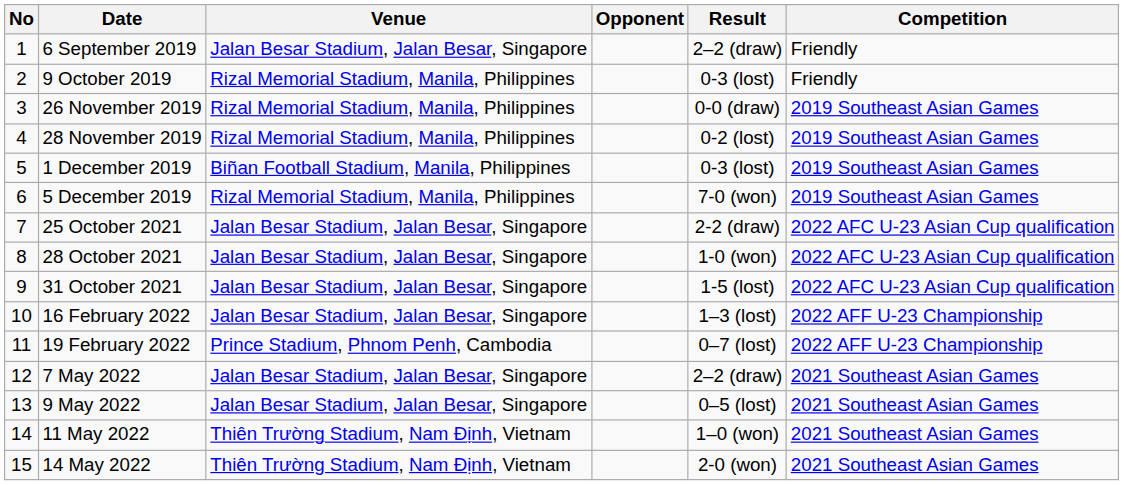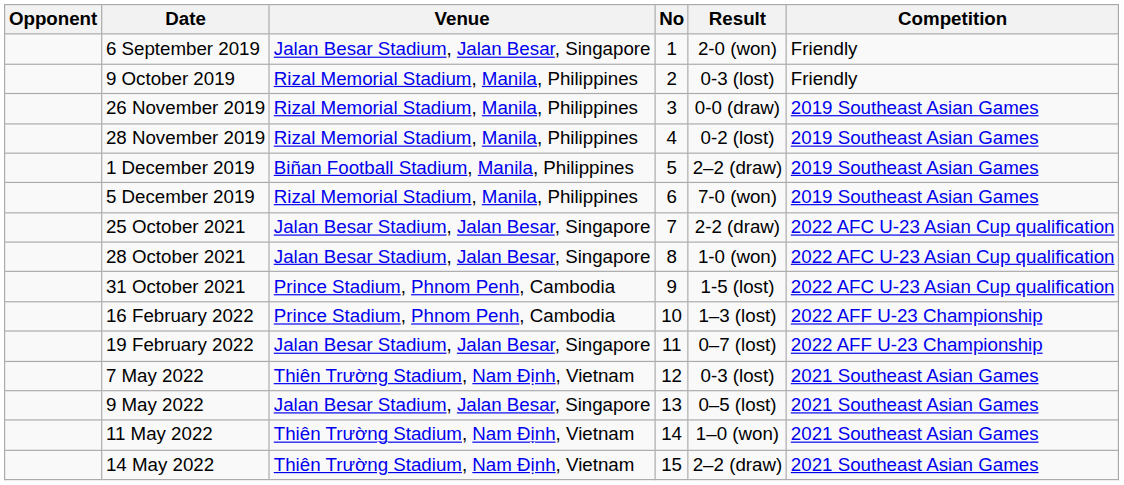columns swapped: (21, 19) <-> (640, 19)
(737, 49) 2–2 (draw) -> (737, 49) 2-0 (won)
(737, 167) 0-3 (lost) -> (737, 167) 2–2 (draw)
(399, 286) Jalan Besar Stadium, Jalan Besar, Singapore -> (444, 286) Prince Stadium, Phnom Penh, Cambodia
(399, 316) Jalan Besar Stadium, Jalan Besar, Singapore -> (444, 316) Prince Stadium, Phnom Penh, Cambodia
(381, 345) Prince Stadium, Phnom Penh, Cambodia -> (462, 345) Jalan Besar Stadium, Jalan Besar, Singapore
(399, 375) Jalan Besar Stadium, Jalan Besar, Singapore -> (454, 375) Thiên Trường Stadium, Nam Định, Vietnam
(737, 375) 2–2 (draw) -> (737, 375) 0-3 (lost)
(737, 464) 2-0 (won) -> (737, 464) 2–2 (draw)
